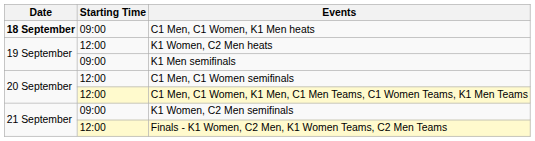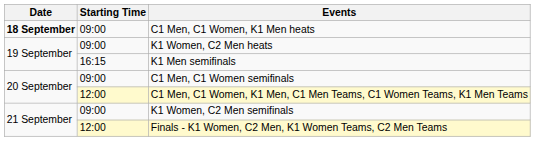(93, 45) 12:00 -> (93, 45) 09:00
(93, 62) 09:00 -> (93, 62) 16:15
(93, 78) 12:00 -> (93, 78) 09:00
